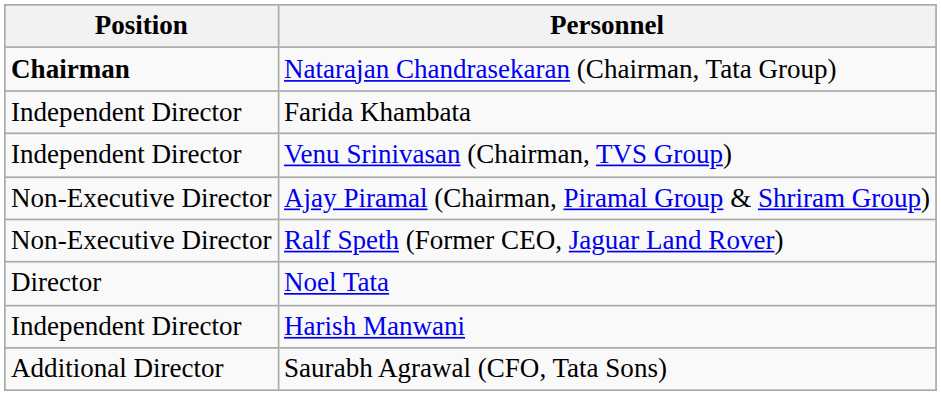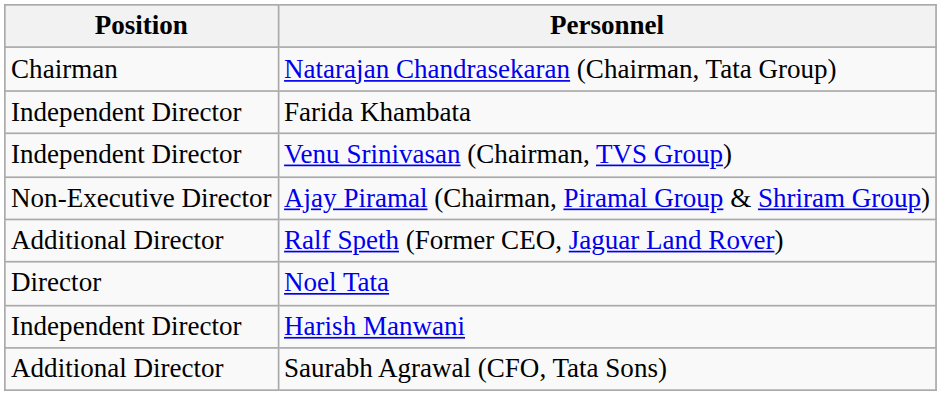(70, 68) bold -> (64, 68) normal
(141, 240) Non-Executive Director -> (117, 240) Additional Director
